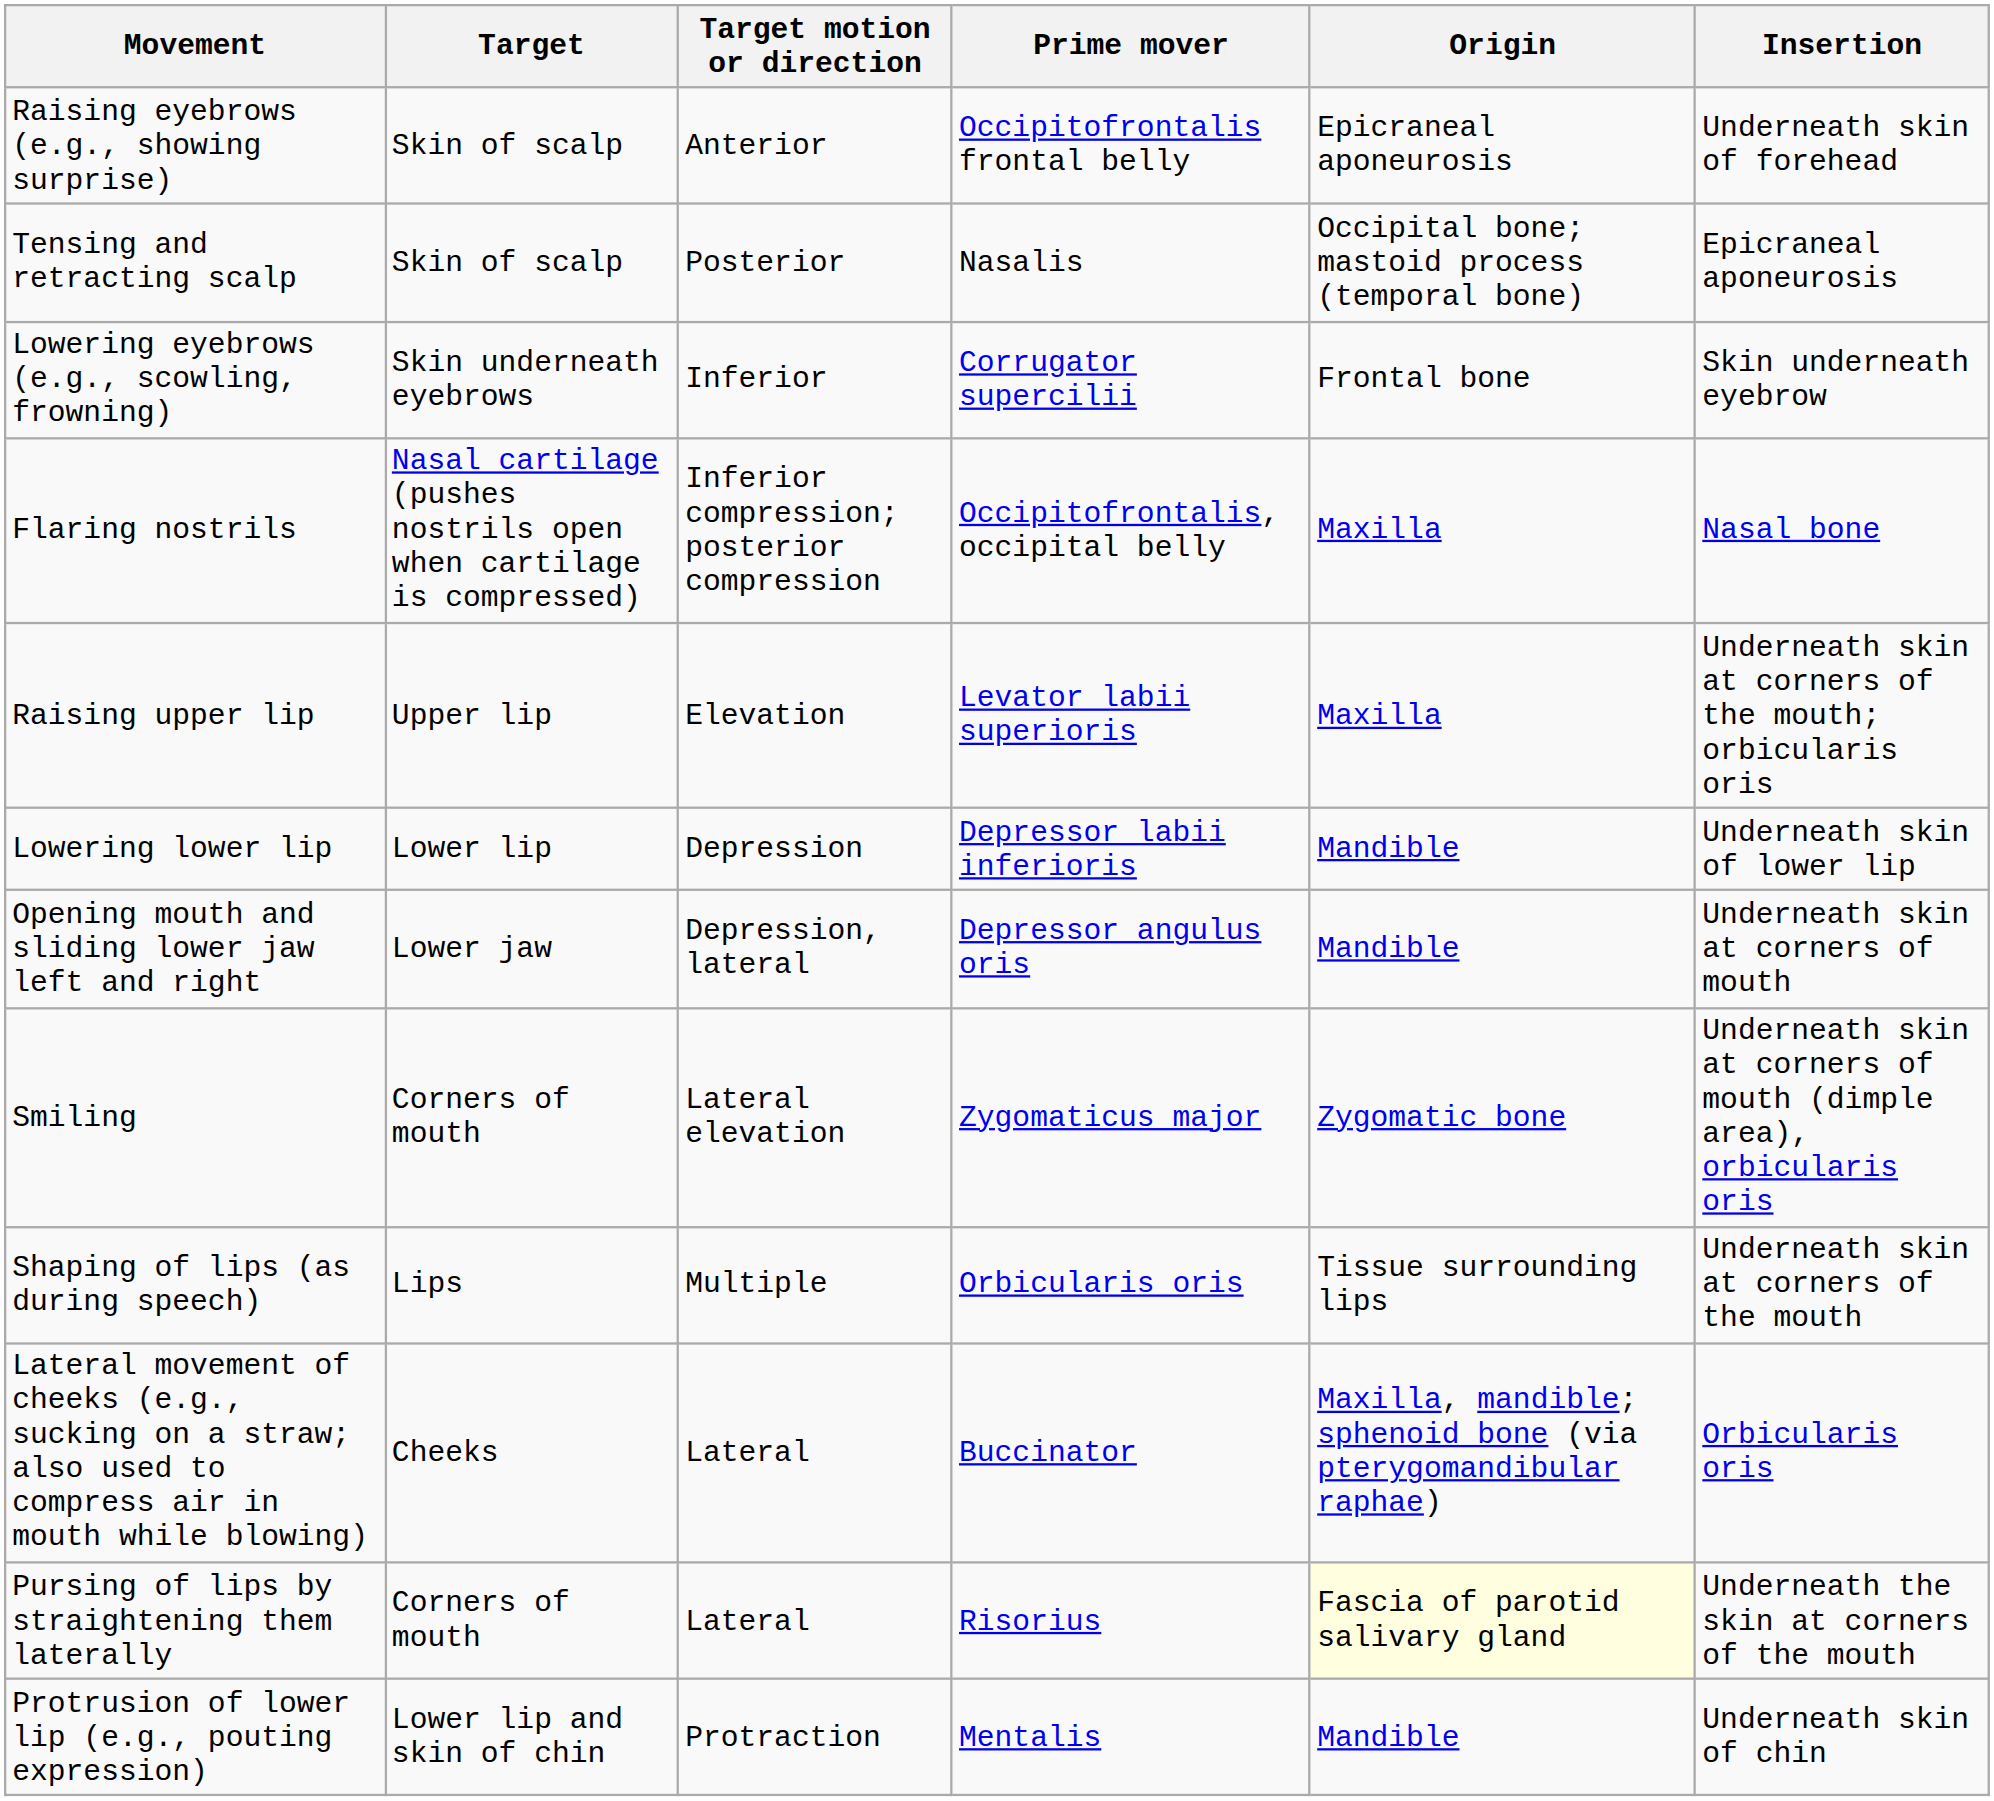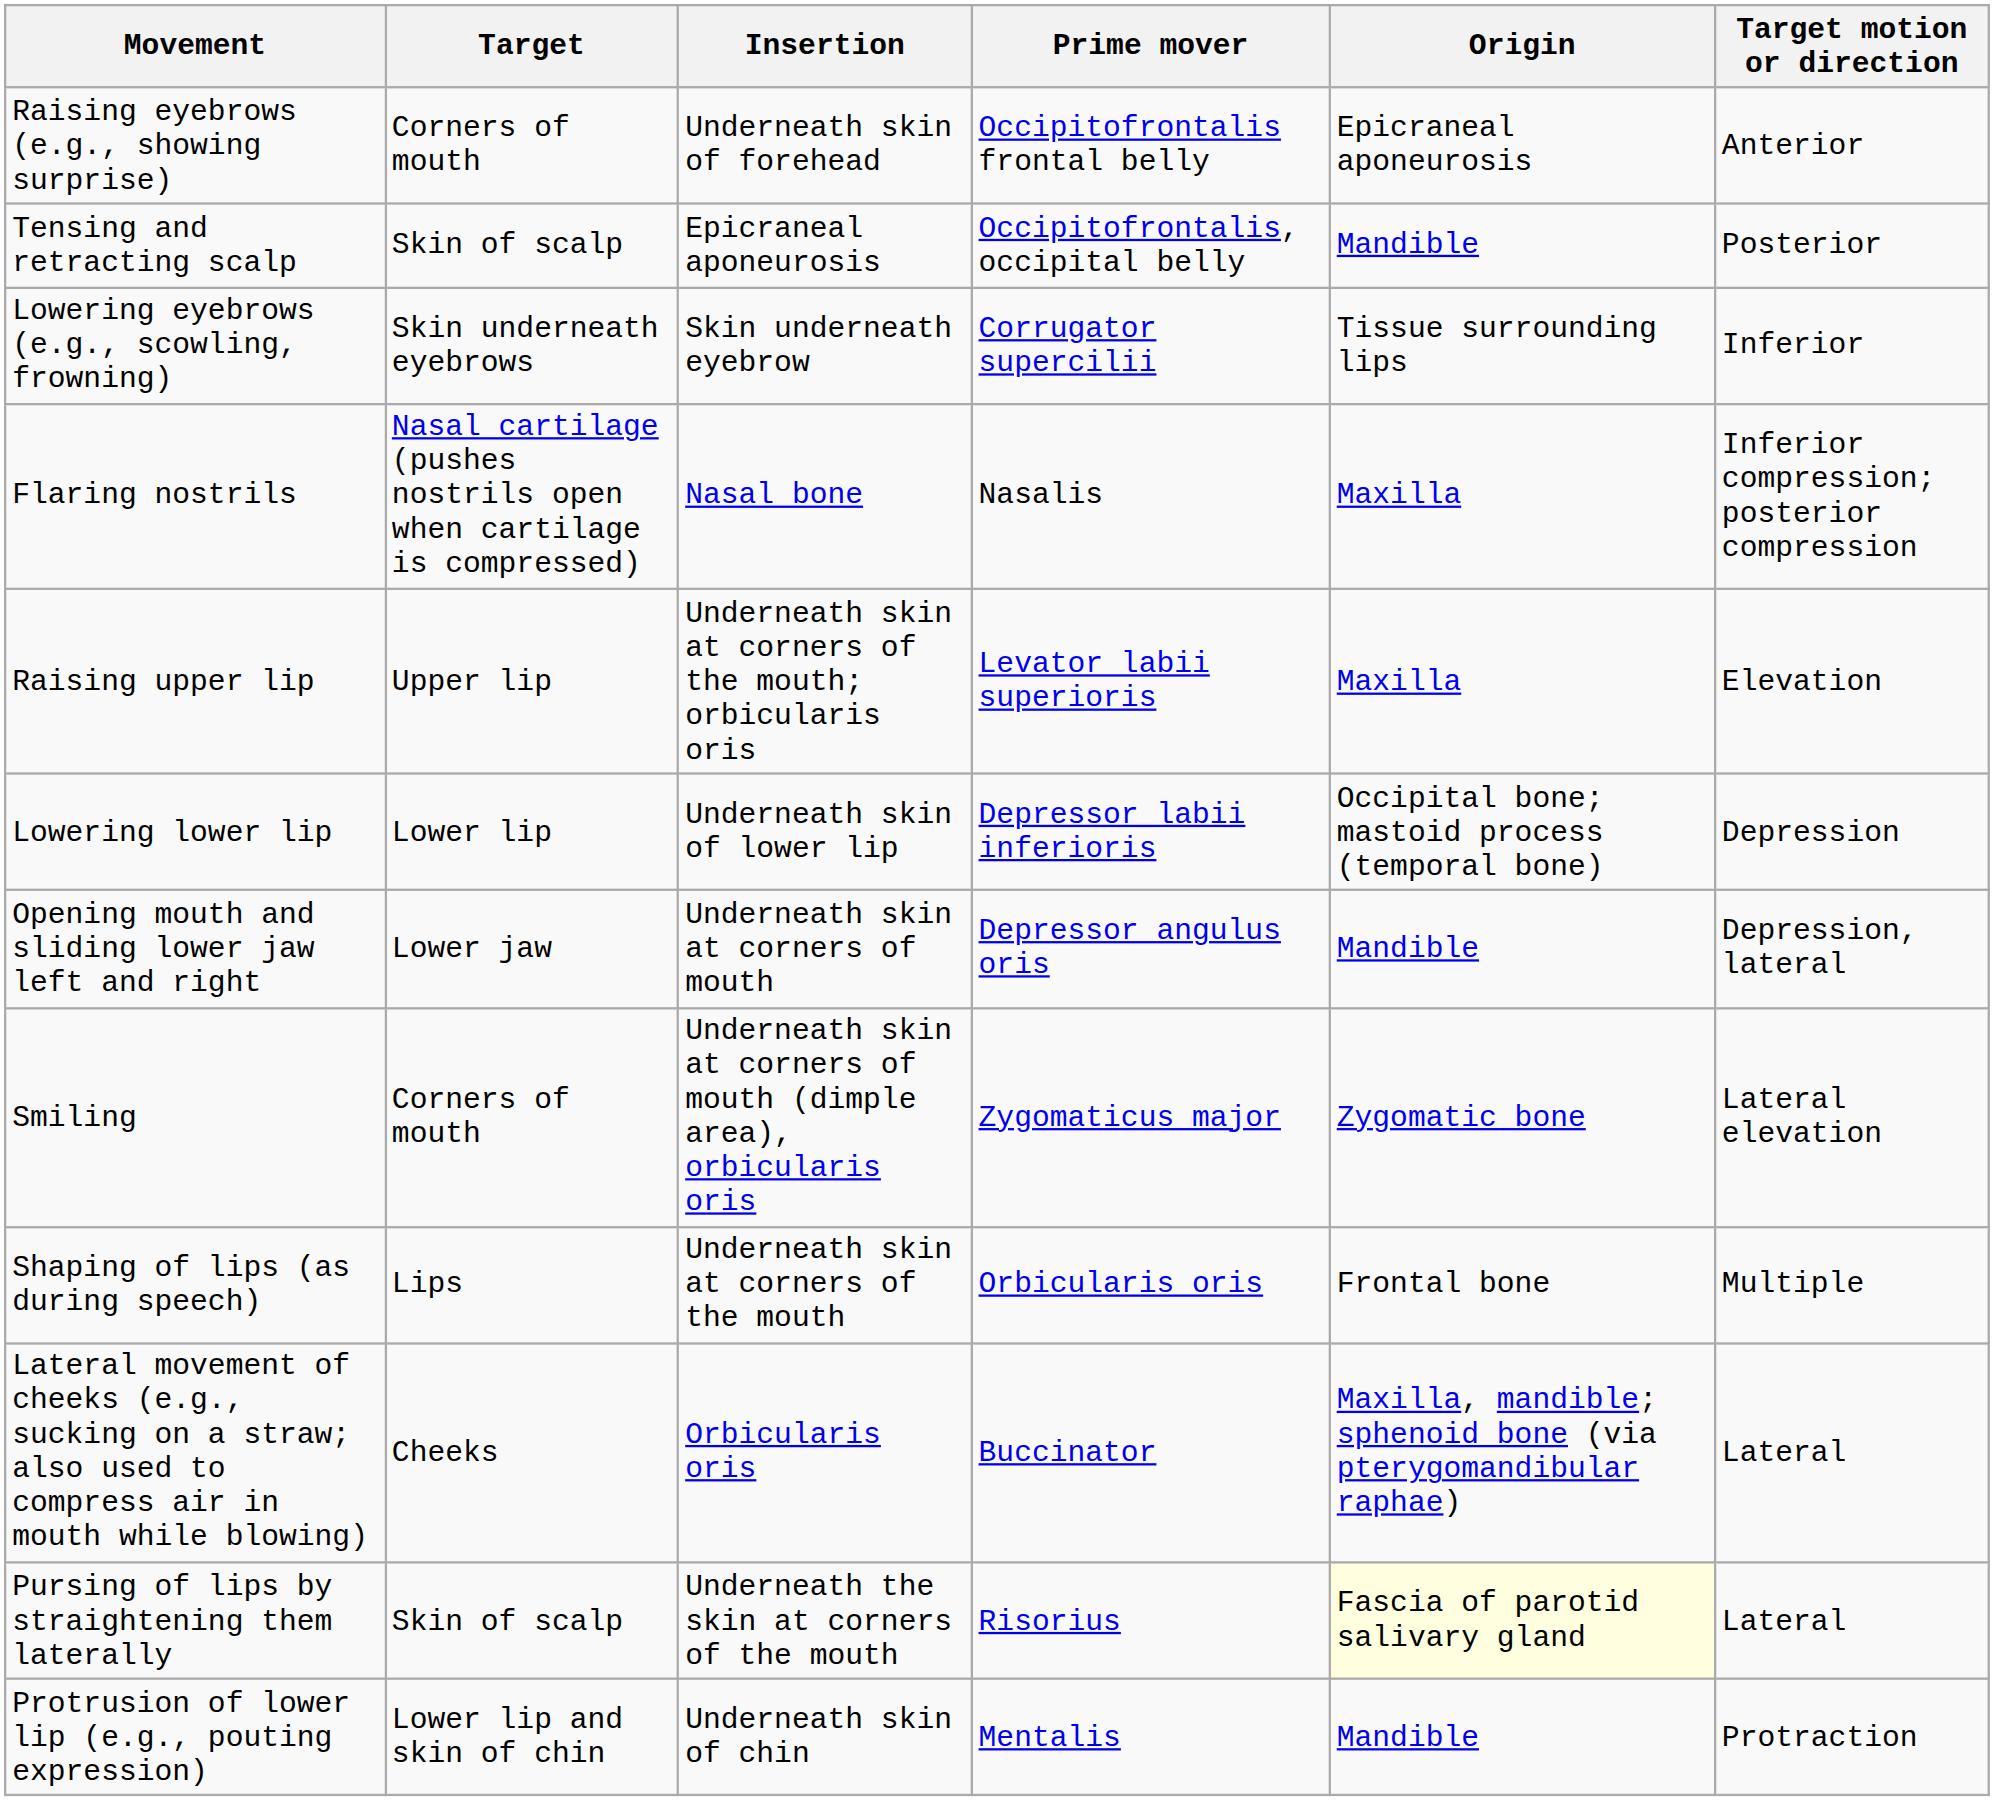columns swapped: (815, 46) <-> (1842, 46)
(507, 146) Skin of scalp -> (481, 146) Corners of mouth
(1021, 263) Nasalis -> (1139, 246) Occipitofrontalis, occipital belly
(1451, 263) Occipital bone; mastoid process (temporal bone) -> (1408, 246) Mandible
(1424, 379) Frontal bone -> (1497, 345) Tissue surrounding lips
(1119, 530) Occipitofrontalis, occipital belly -> (1041, 496) Nasalis
(1388, 849) Mandible -> (1470, 832) Occipital bone; mastoid process (temporal bone)
(1477, 1285) Tissue surrounding lips -> (1443, 1285) Frontal bone
(481, 1621) Corners of mouth -> (507, 1621) Skin of scalp
